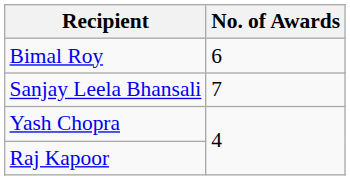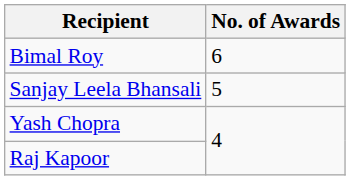(217, 89) 7 -> (217, 89) 5
